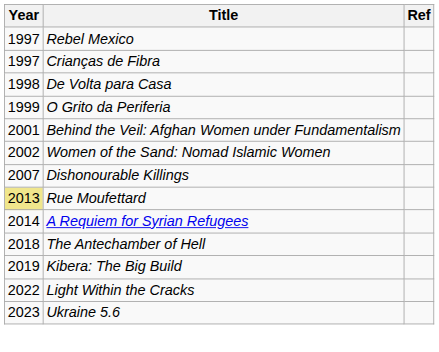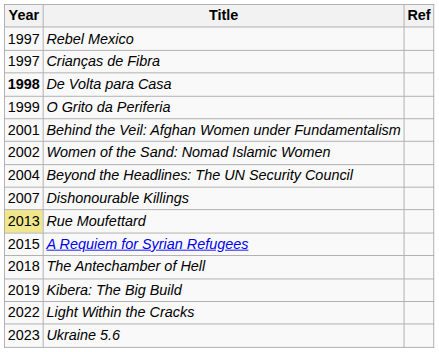(24, 84) normal -> (24, 84) bold
+ row: (200, 175)
(24, 221) 2014 -> (24, 244) 2015
